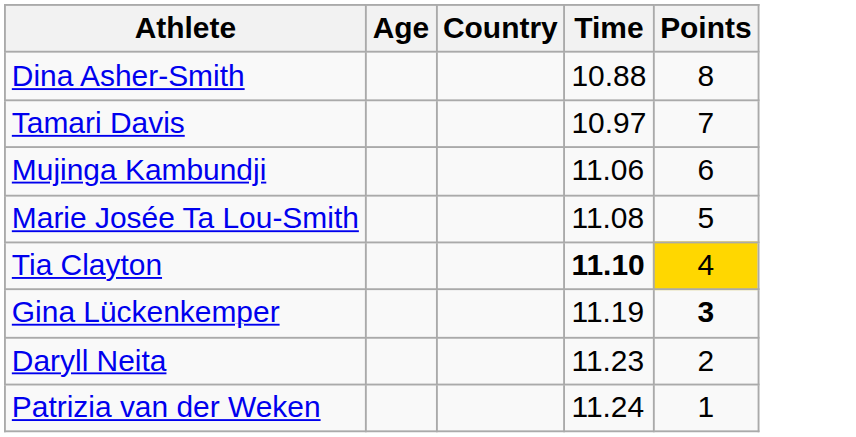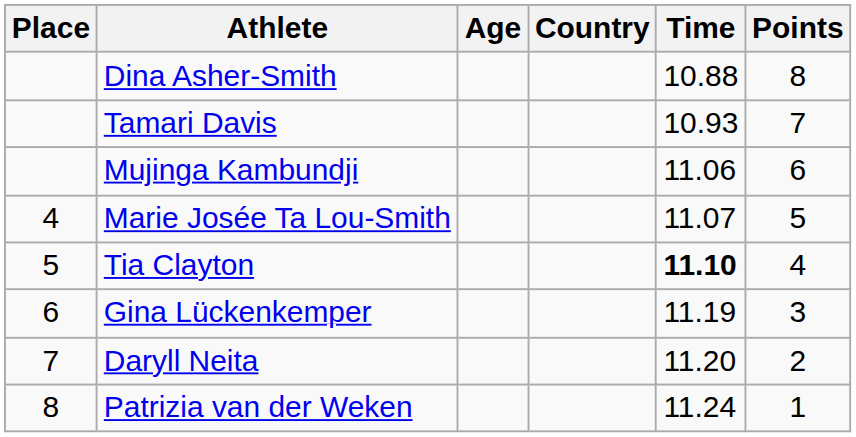+ column: (51, 28)
(609, 123) 10.97 -> (701, 123) 10.93
(608, 218) 11.08 -> (700, 218) 11.07
(706, 265) gold background -> (798, 265) no background
(706, 312) bold -> (798, 312) normal
(608, 360) 11.23 -> (700, 360) 11.20
